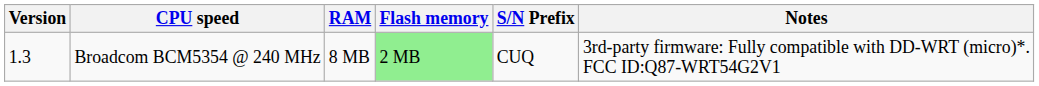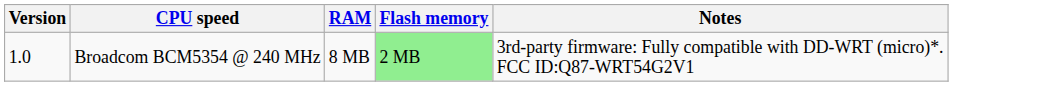- column: (536, 18)
(20, 56) 1.3 -> (20, 56) 1.0
